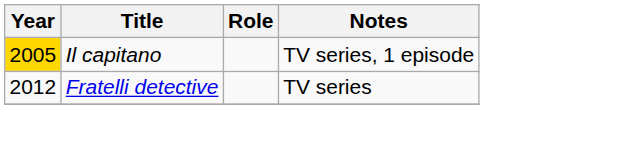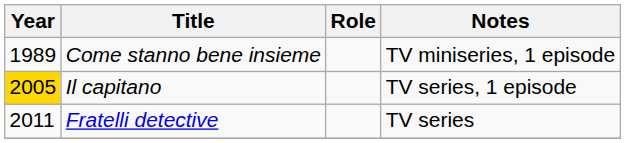+ row: (193, 54)
(33, 87) 2012 -> (32, 120) 2011
